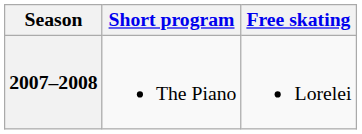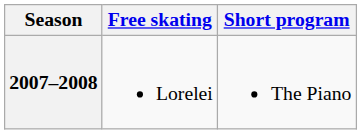columns swapped: (172, 20) <-> (298, 20)
